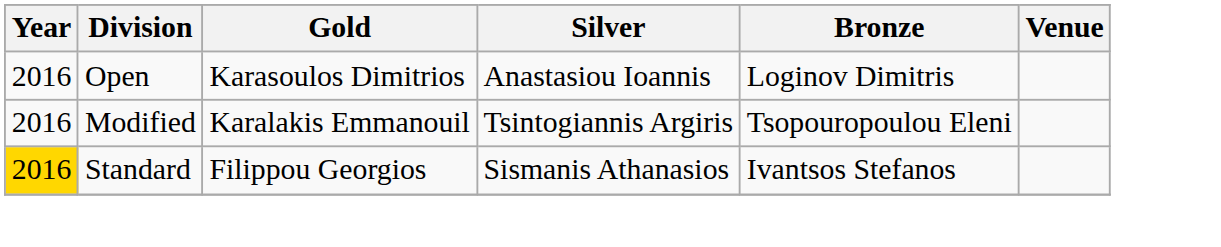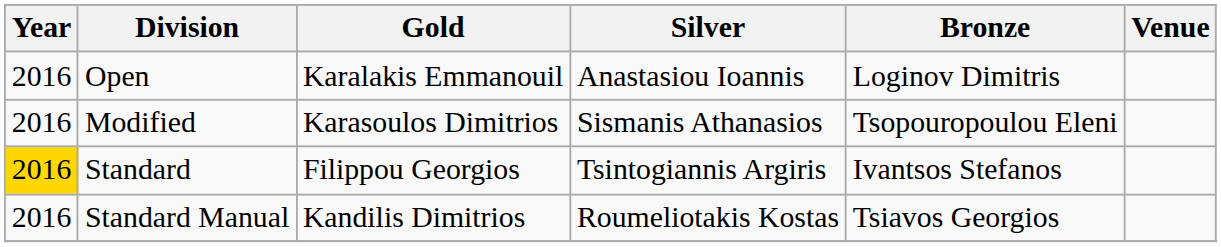(337, 75) Karasoulos Dimitrios -> (433, 75) Karalakis Emmanouil
(340, 122) Karalakis Emmanouil -> (431, 122) Karasoulos Dimitrios
(608, 122) Tsintogiannis Argiris -> (700, 122) Sismanis Athanasios
(606, 169) Sismanis Athanasios -> (702, 169) Tsintogiannis Argiris
+ row: (187, 216)
